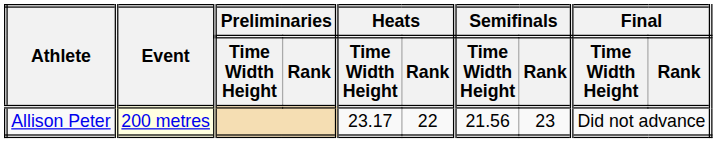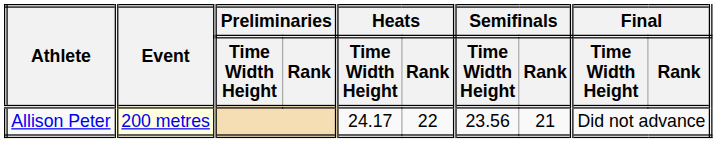(370, 122) 23.17 -> (370, 122) 24.17
(488, 122) 21.56 -> (488, 122) 23.56
(545, 122) 23 -> (545, 122) 21
